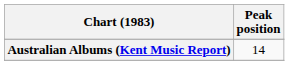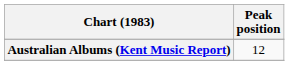(259, 49) 14 -> (259, 49) 12
